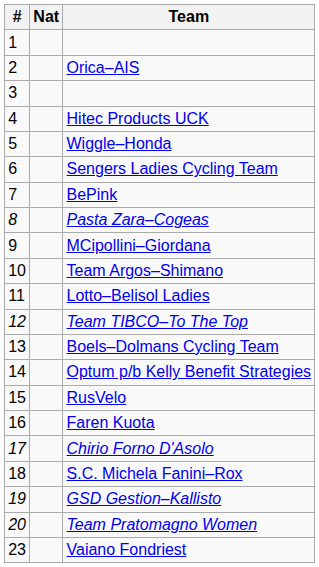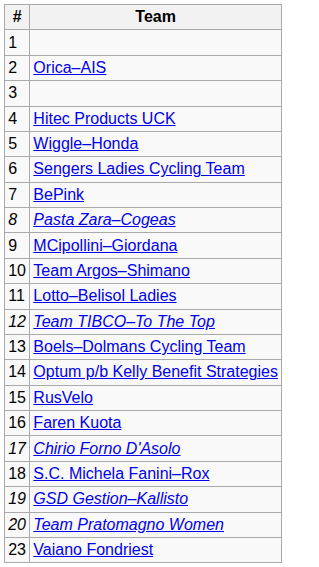- column: (46, 17)
